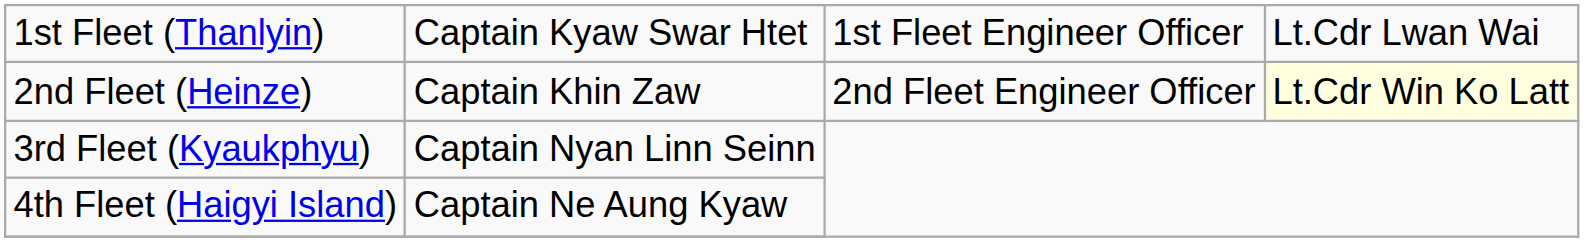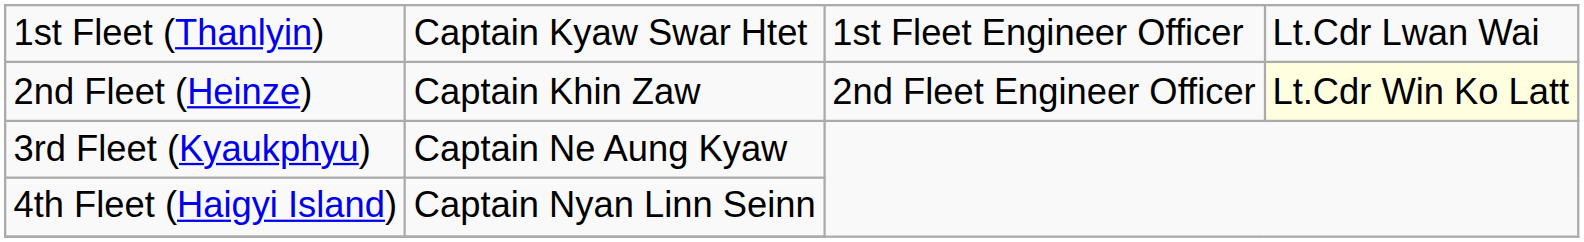(615, 148) Captain Nyan Linn Seinn -> (601, 148) Captain Ne Aung Kyaw
(601, 206) Captain Ne Aung Kyaw -> (615, 206) Captain Nyan Linn Seinn
